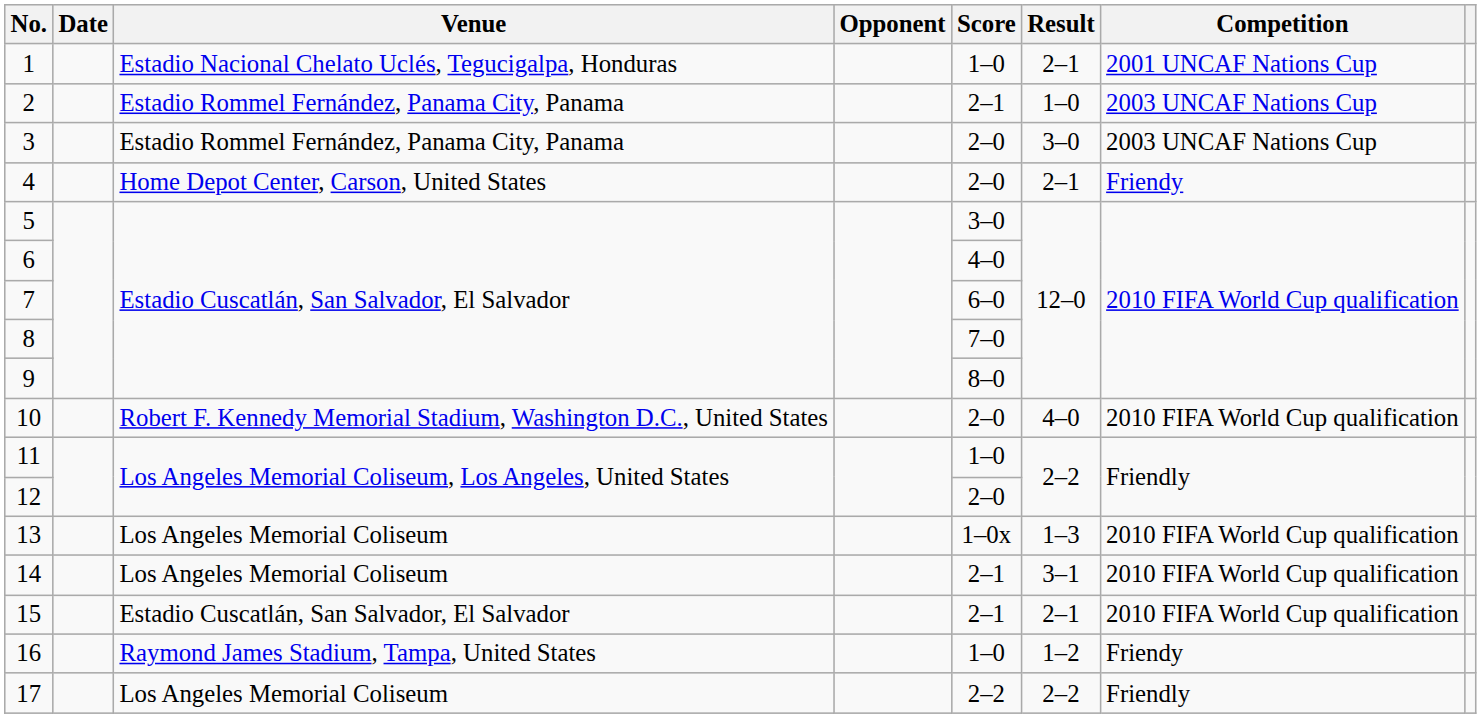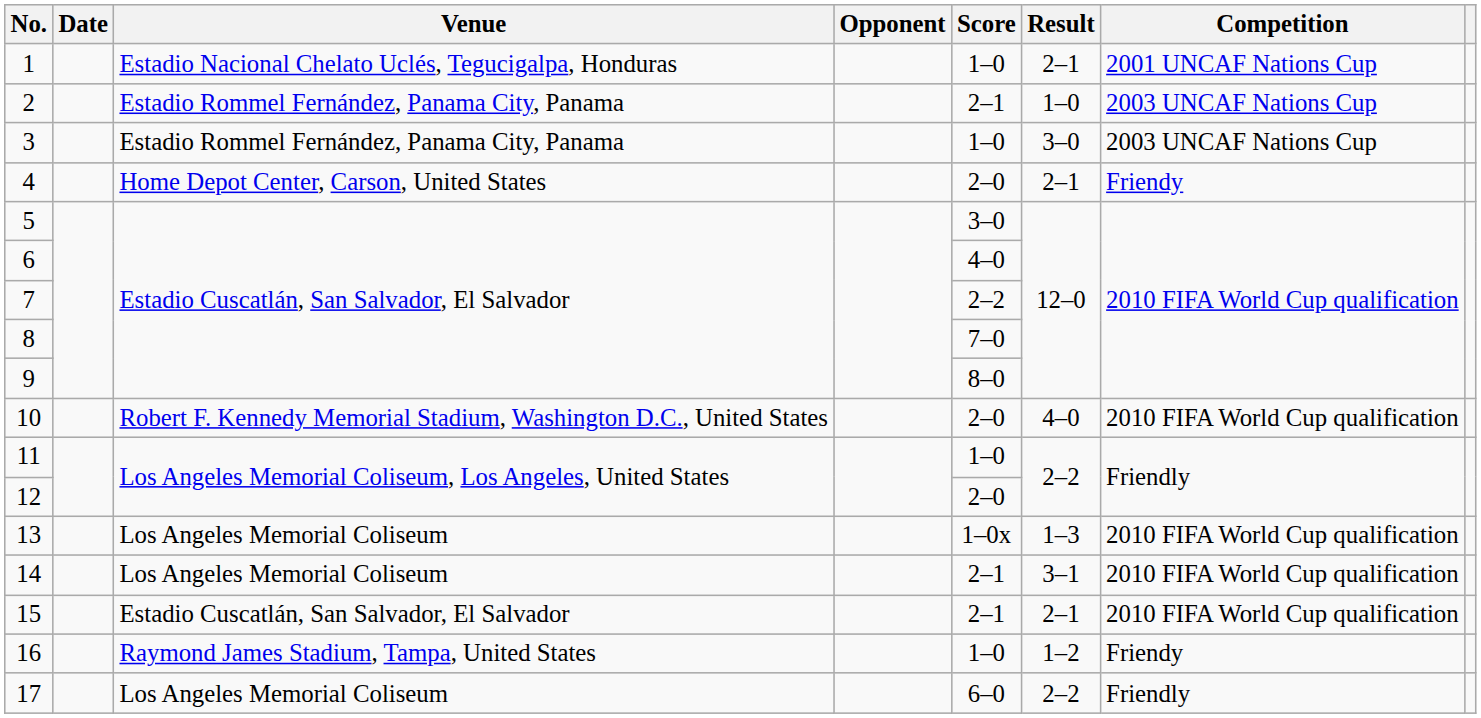(986, 142) 2–0 -> (986, 142) 1–0
(986, 299) 6–0 -> (986, 299) 2–2
(986, 692) 2–2 -> (986, 692) 6–0
